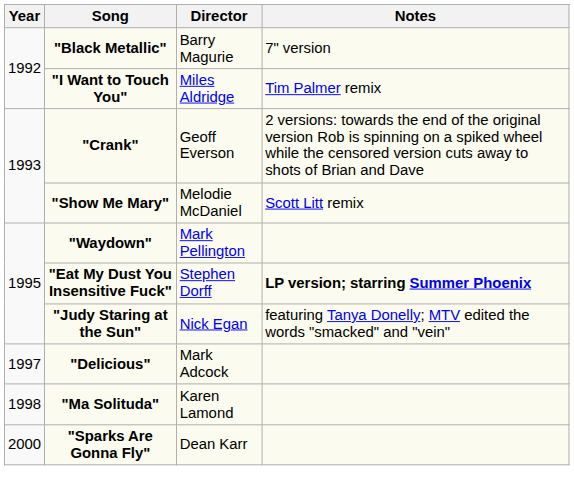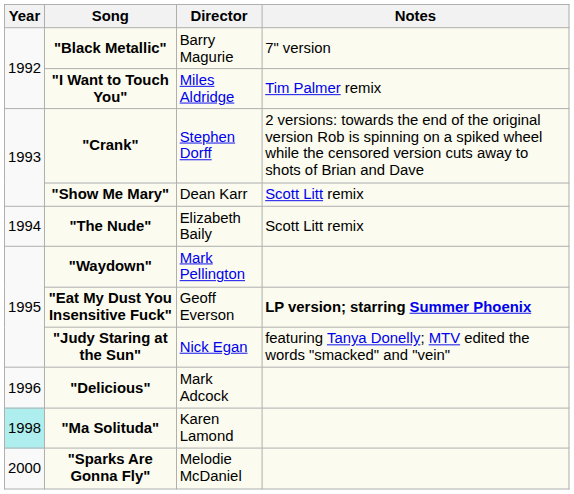(207, 145) Geoff Everson -> (207, 145) Stephen Dorff
(211, 202) Melodie McDaniel -> (214, 194) Dean Karr
+ row: (110, 226)
(207, 283) Stephen Dorff -> (207, 307) Geoff Everson
(24, 364) 1997 -> (24, 387) 1996
(24, 404) no background -> (24, 428) paleturquoise background
(214, 444) Dean Karr -> (211, 468) Melodie McDaniel
